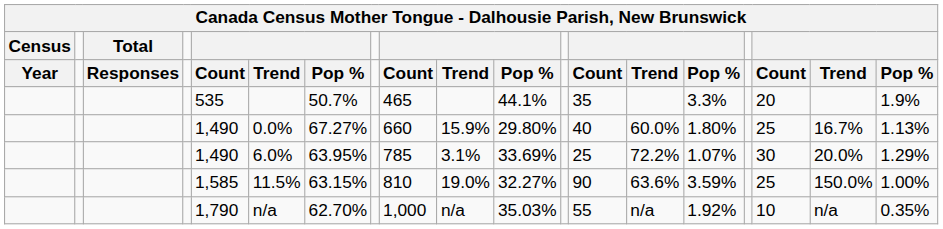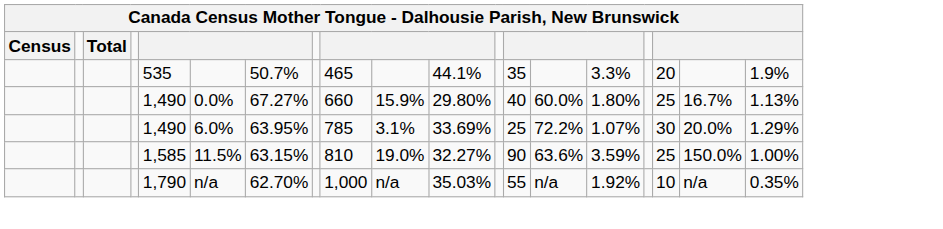- row: (40, 73)
